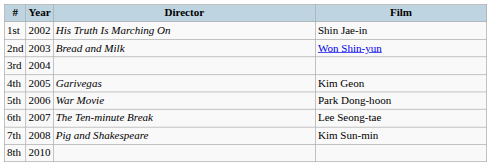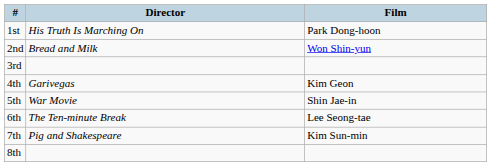- column: (40, 13)
(343, 30) Shin Jae-in -> (344, 30) Park Dong-hoon
(355, 100) Park Dong-hoon -> (332, 100) Shin Jae-in
